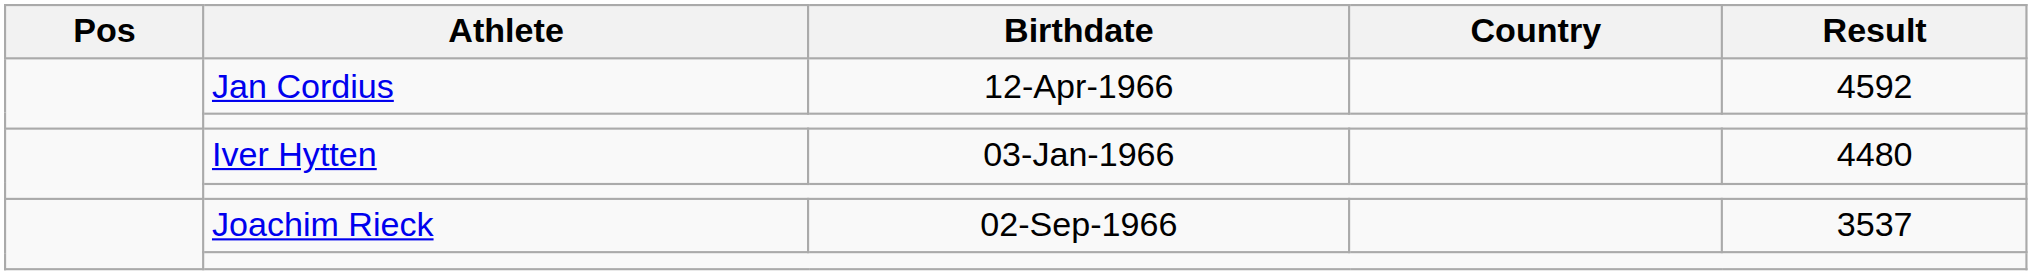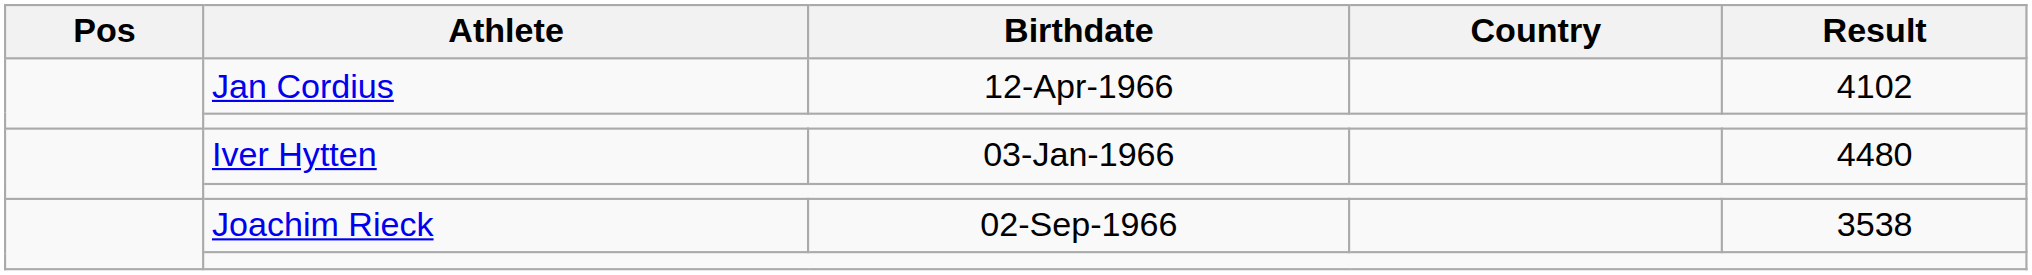(1875, 85) 4592 -> (1875, 85) 4102
(1875, 225) 3537 -> (1875, 225) 3538
